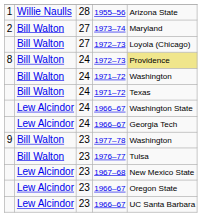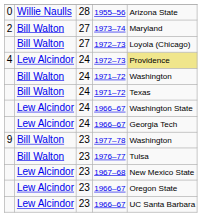(9, 12) 1 -> (9, 12) 0
(9, 60) 8 -> (9, 60) 4
(41, 60) Bill Walton -> (45, 60) Lew Alcindor
